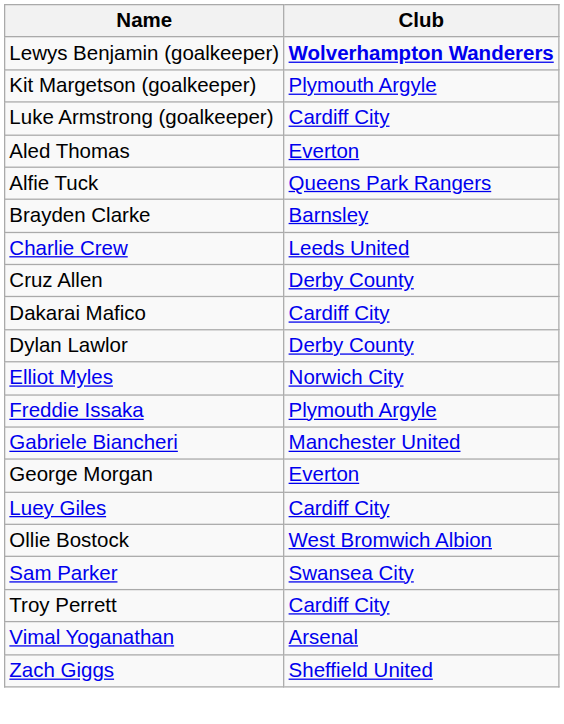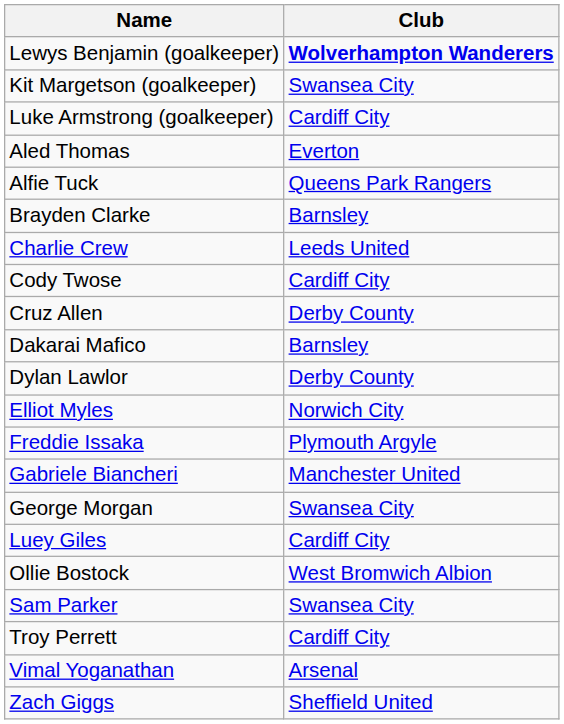(363, 85) Plymouth Argyle -> (351, 85) Swansea City
+ row: (66, 280)
(339, 313) Cardiff City -> (328, 345) Barnsley
(324, 475) Everton -> (351, 507) Swansea City
